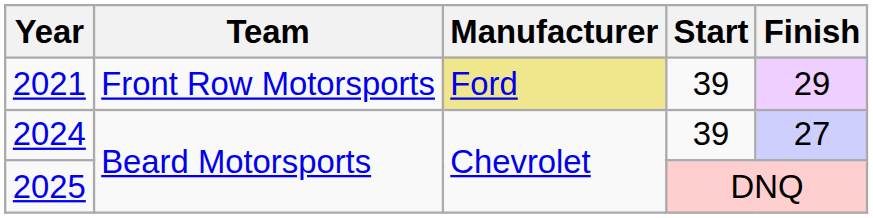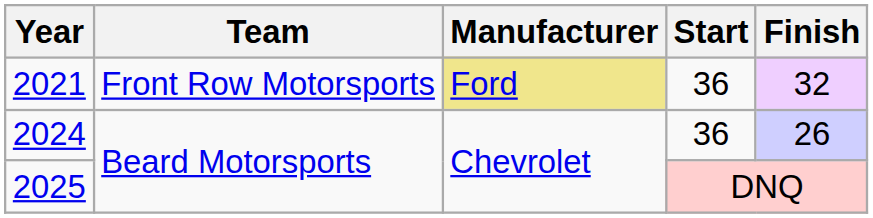(711, 83) 39 -> (711, 83) 36
(812, 83) 29 -> (812, 83) 32
(711, 135) 39 -> (711, 135) 36
(812, 135) 27 -> (812, 135) 26
